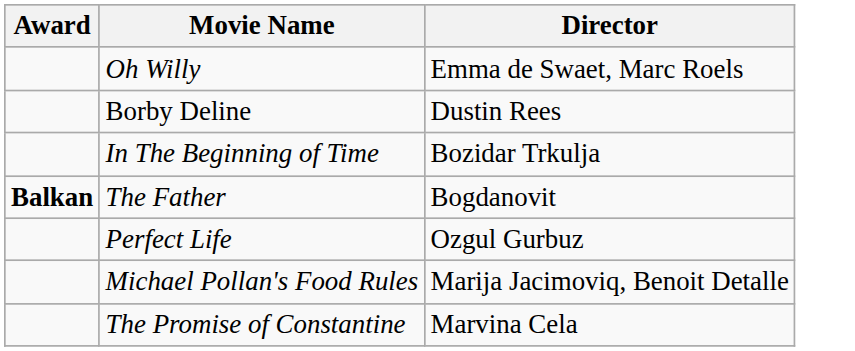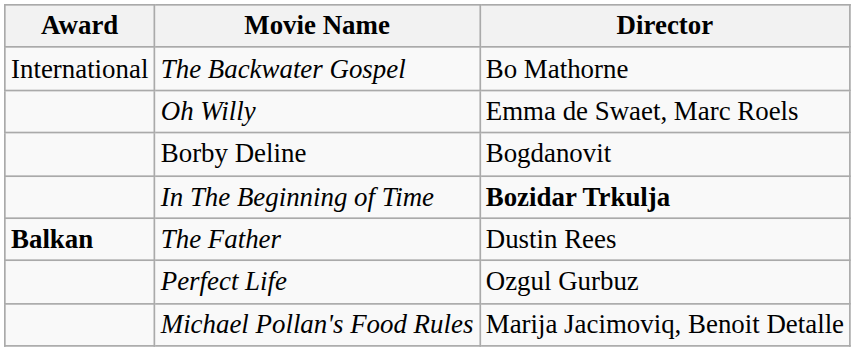+ row: (283, 68)
(496, 111) Dustin Rees -> (548, 153) Bogdanovit
(515, 153) normal -> (578, 196) bold
(493, 196) Bogdanovit -> (551, 238) Dustin Rees
- row: (256, 324)
